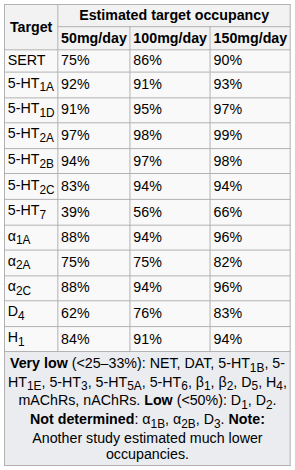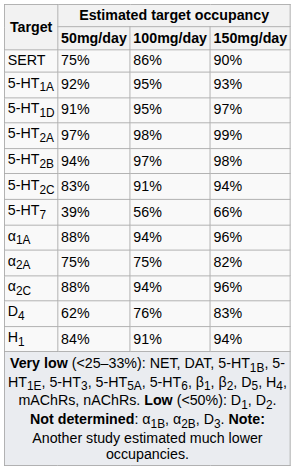(148, 84) 91% -> (148, 84) 95%
(148, 186) 94% -> (148, 186) 91%
